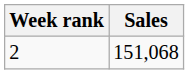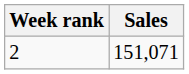(146, 52) 151,068 -> (146, 52) 151,071
